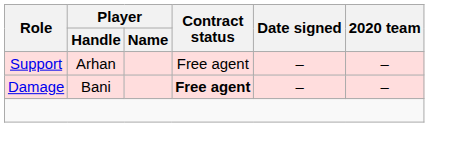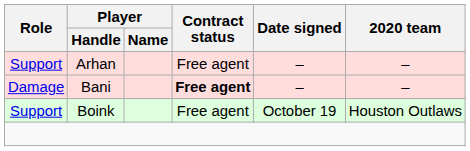+ row: (96, 111)
